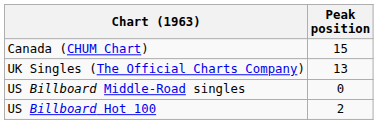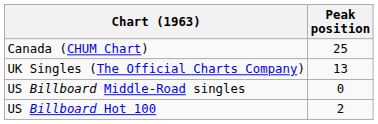(340, 49) 15 -> (340, 49) 25
